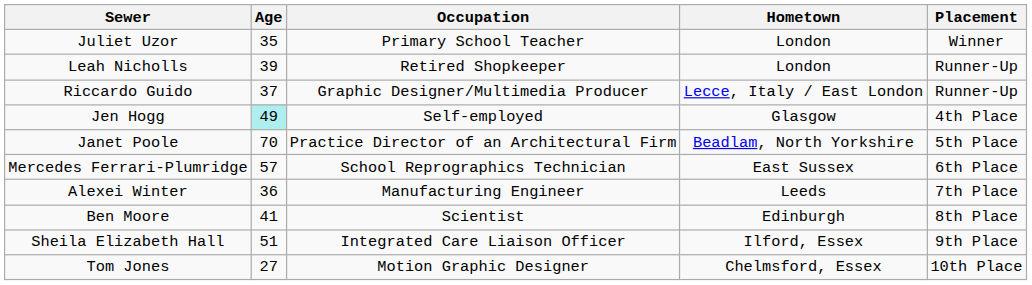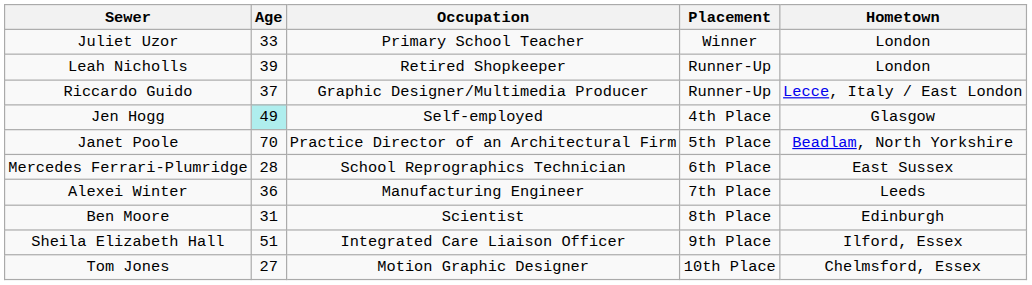columns swapped: (803, 17) <-> (976, 17)
(269, 42) 35 -> (269, 42) 33
(269, 167) 57 -> (269, 167) 28
(269, 217) 41 -> (269, 217) 31
